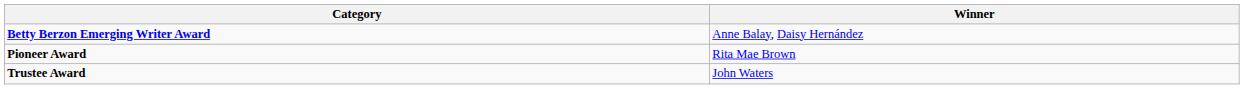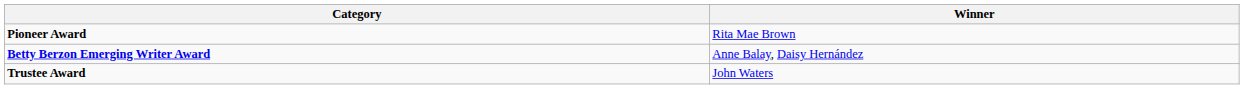rows swapped: (47, 53) <-> (109, 34)
